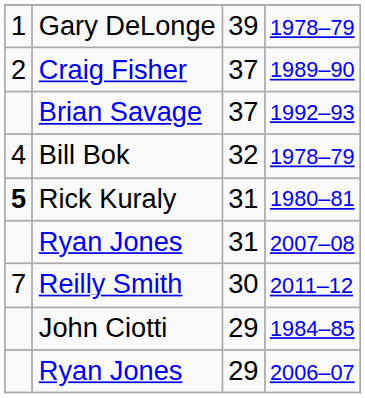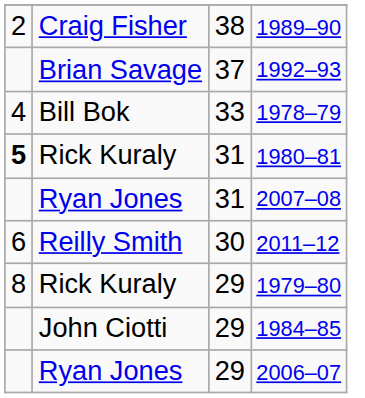- row: (127, 26)
(243, 69) 37 -> (230, 26) 38
(243, 155) 32 -> (230, 112) 33
(19, 284) 7 -> (19, 241) 6
+ row: (108, 284)
